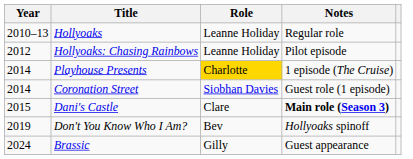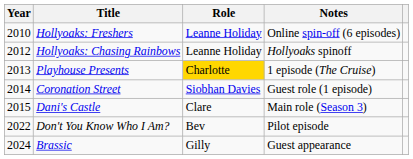+ row: (85, 32)
- row: (78, 32)
(316, 51) Pilot episode -> (309, 51) Hollyoaks spinoff
(19, 70) 2014 -> (19, 70) 2013
(337, 107) bold -> (317, 107) normal
(19, 126) 2019 -> (19, 126) 2022
(327, 126) Hollyoaks spinoff -> (298, 126) Pilot episode
